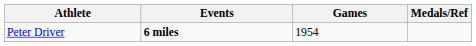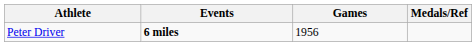(307, 32) 1954 -> (307, 32) 1956
